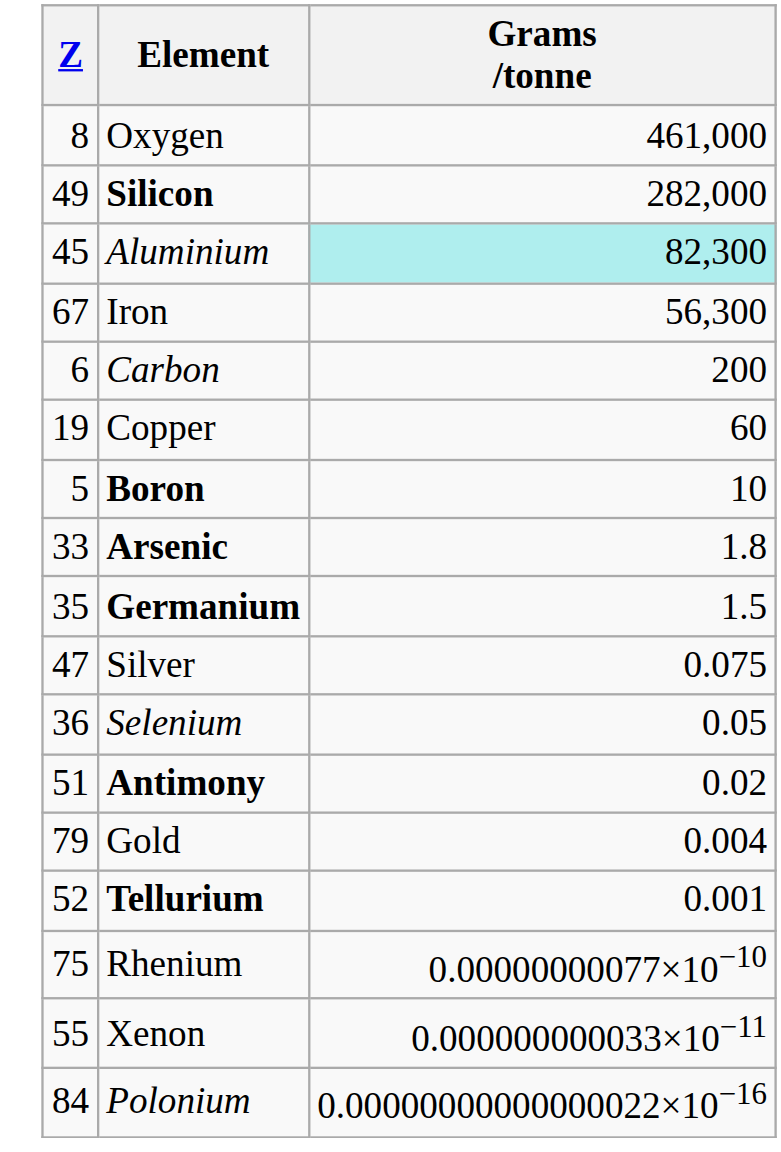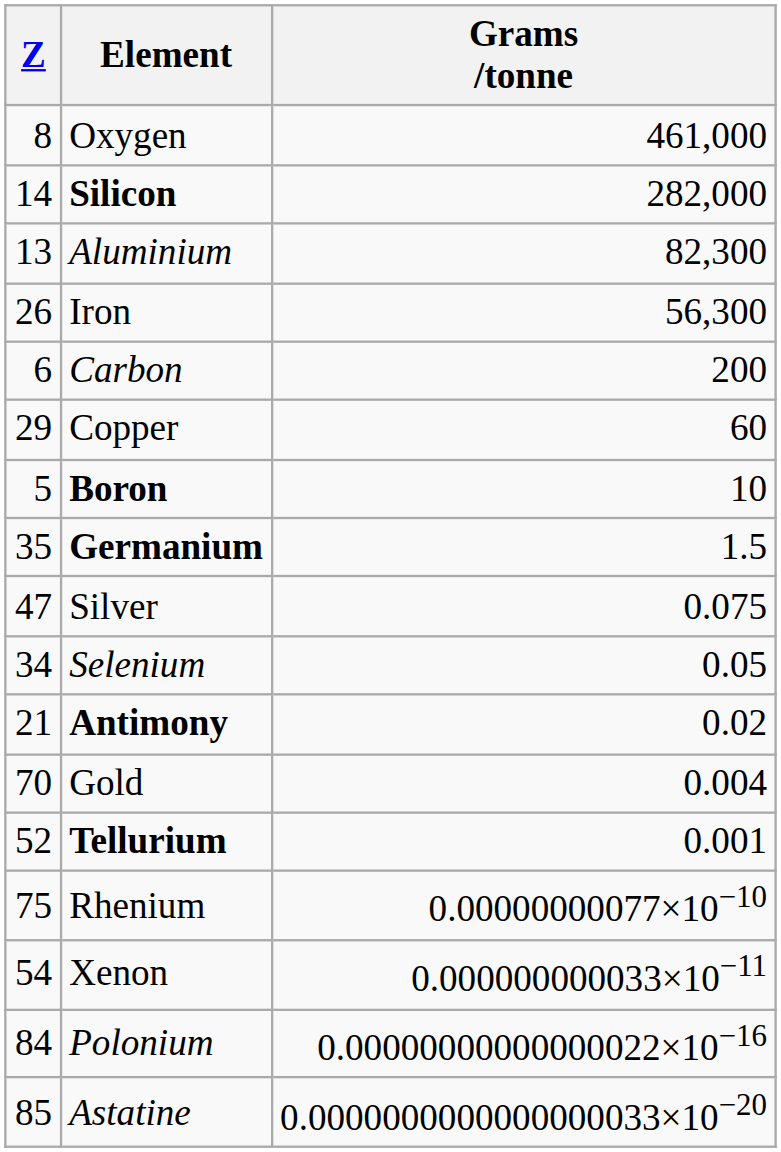(71, 193) 49 -> (33, 193) 14
(71, 252) 45 -> (33, 252) 13
(716, 252) paleturquoise background -> (716, 252) no background
(71, 311) 67 -> (33, 311) 26
(71, 429) 19 -> (33, 429) 29
- row: (167, 546)
(71, 723) 36 -> (33, 664) 34
(71, 782) 51 -> (33, 723) 21
(71, 841) 79 -> (33, 782) 70
(71, 1032) 55 -> (33, 973) 54
+ row: (130, 1111)
